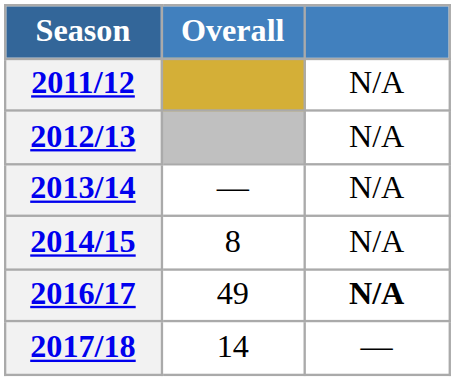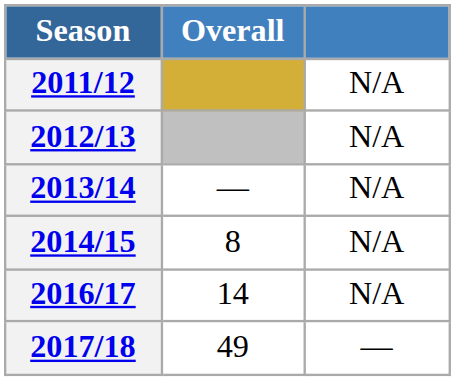(233, 293) 49 -> (233, 293) 14
(377, 293) bold -> (377, 293) normal
(233, 346) 14 -> (233, 346) 49
